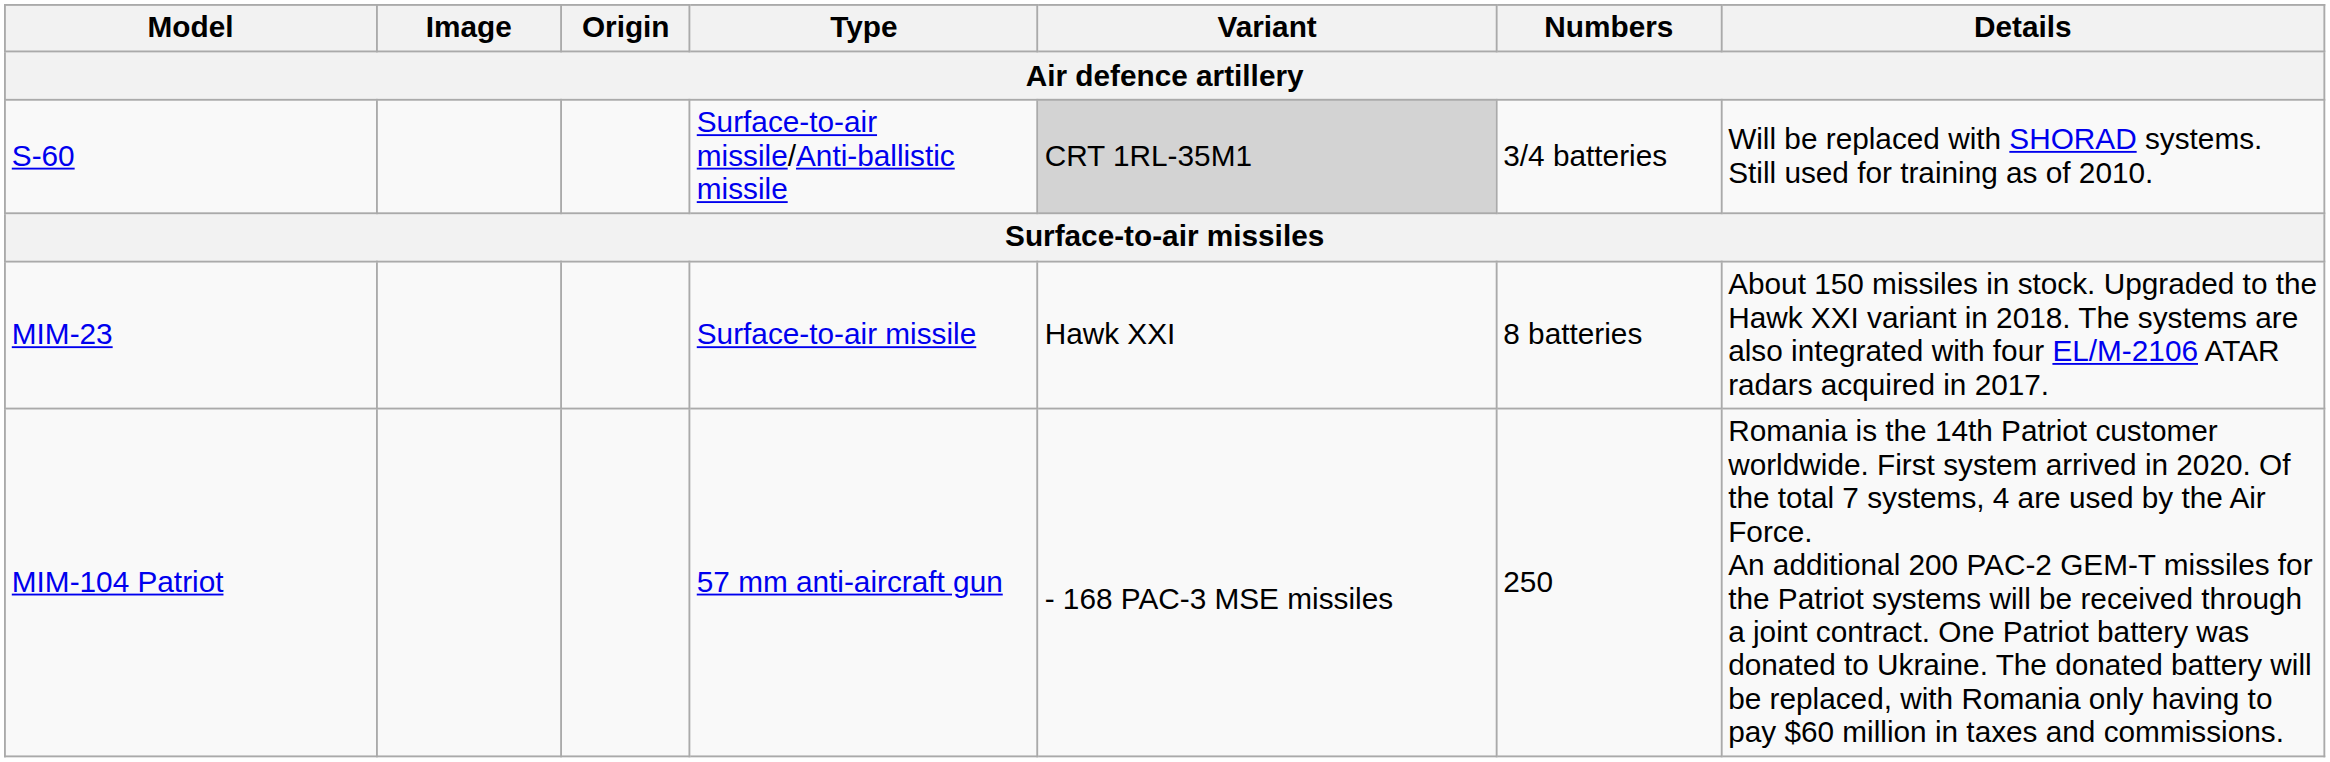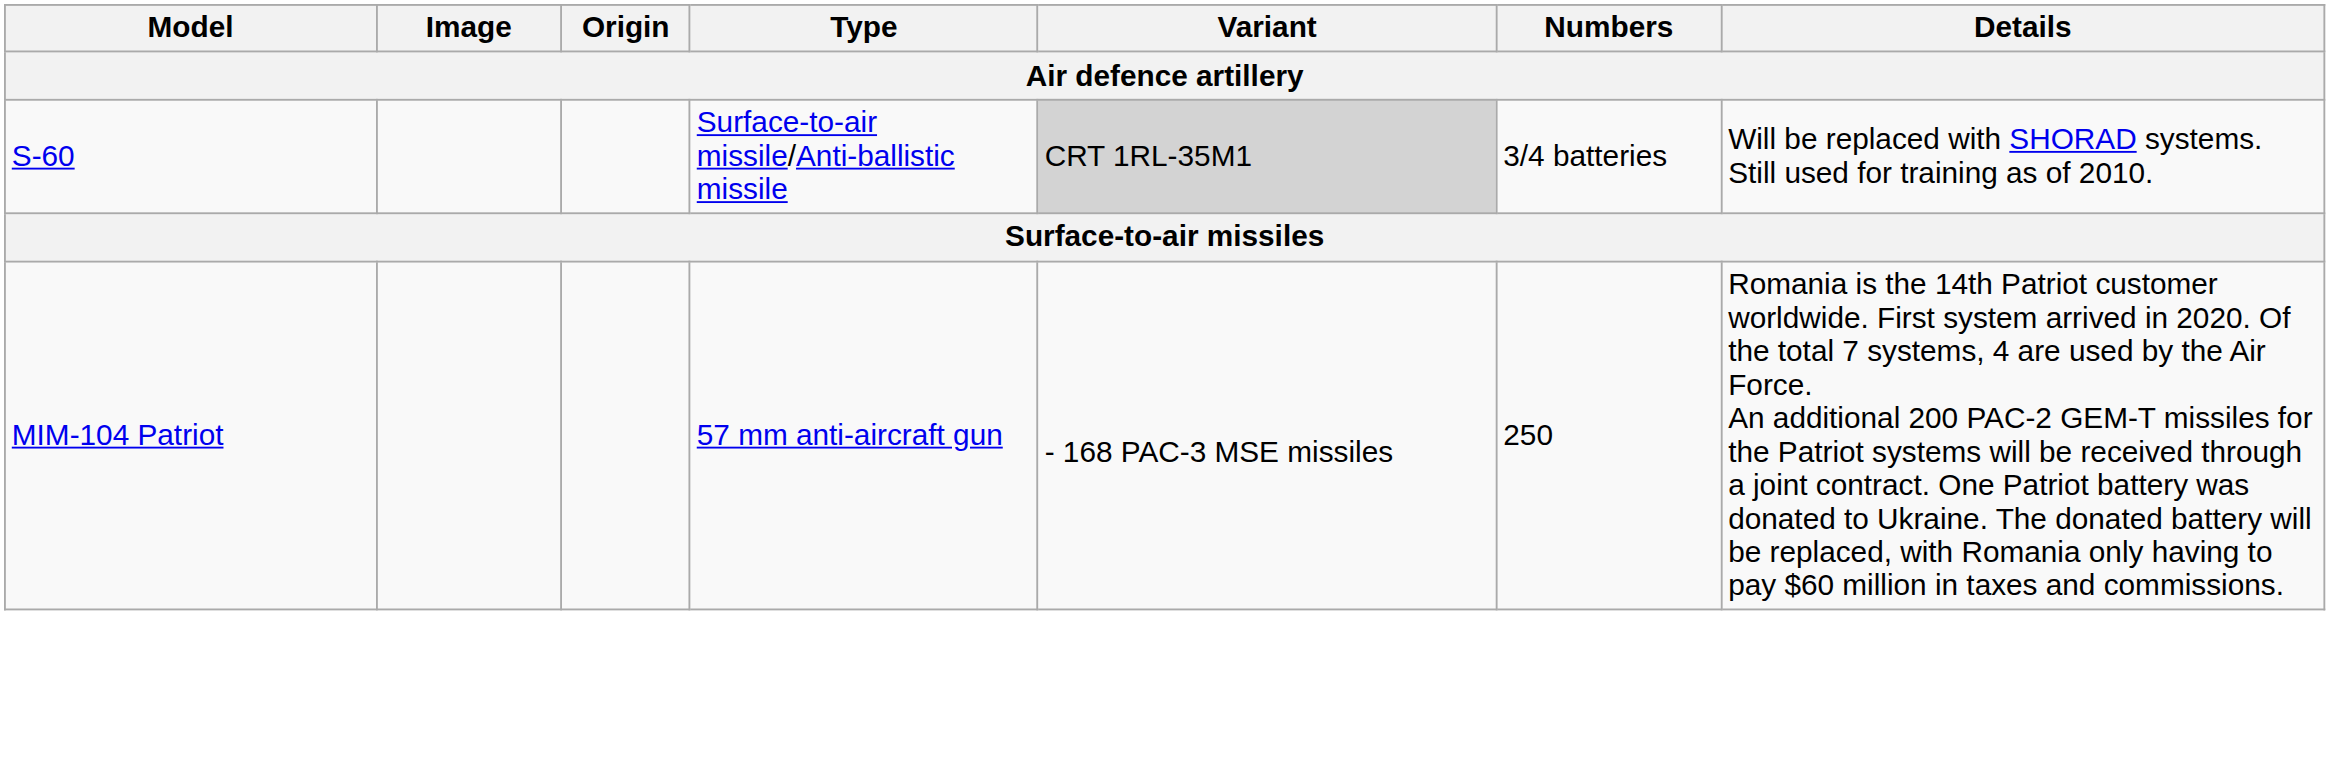- row: (62, 334)
